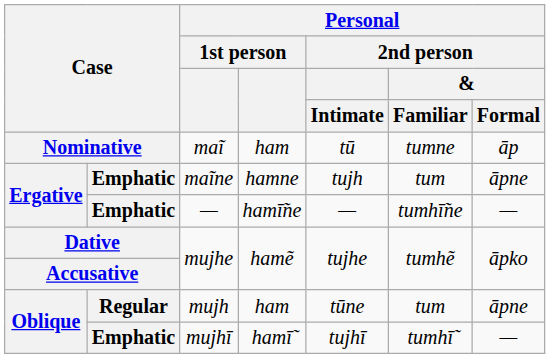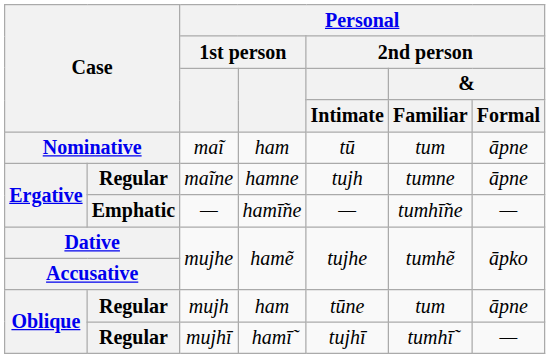(430, 147) tumne -> (430, 147) tum
(508, 147) āp -> (508, 147) āpne
(133, 178) Emphatic -> (133, 178) Regular
(430, 178) tum -> (430, 178) tumne
(133, 337) Emphatic -> (133, 337) Regular
